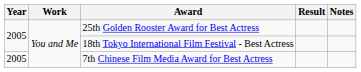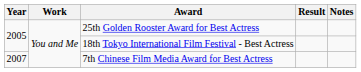(17, 59) 2005 -> (17, 59) 2007
